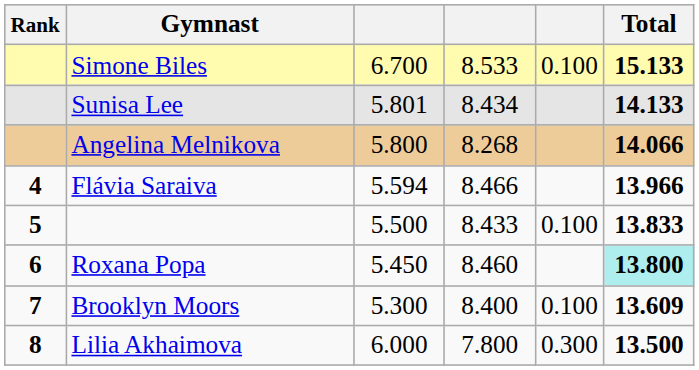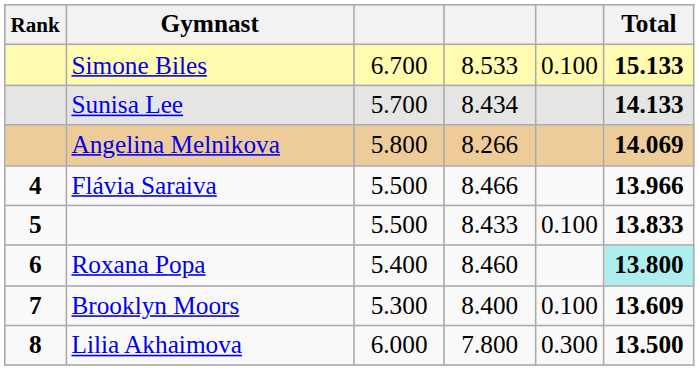(399, 104) 5.801 -> (399, 104) 5.700
(490, 144) 8.268 -> (490, 144) 8.266
(649, 144) 14.066 -> (649, 144) 14.069
(399, 184) 5.594 -> (399, 184) 5.500
(399, 265) 5.450 -> (399, 265) 5.400
